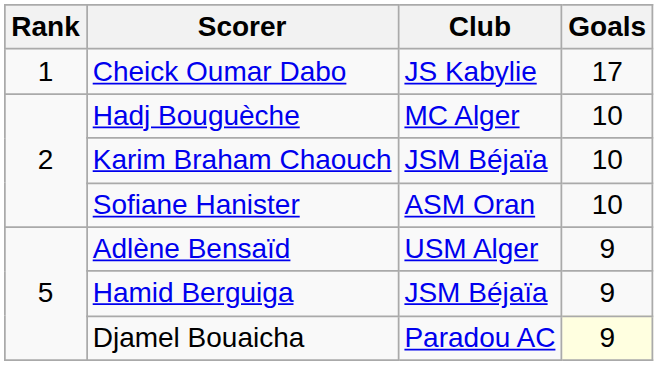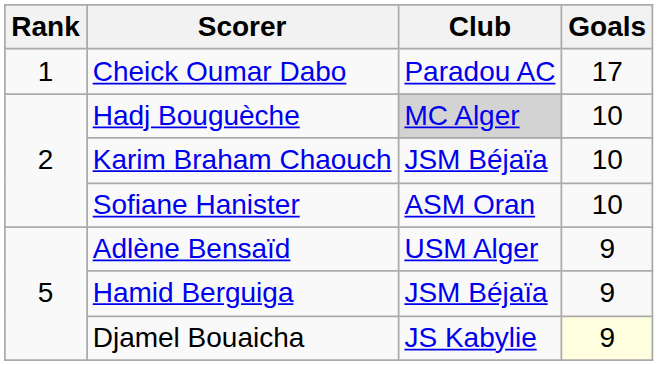(471, 71) JS Kabylie -> (480, 71) Paradou AC
(462, 115) no background -> (462, 115) lightgrey background
(480, 337) Paradou AC -> (471, 337) JS Kabylie
